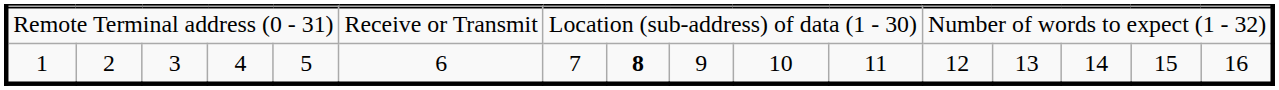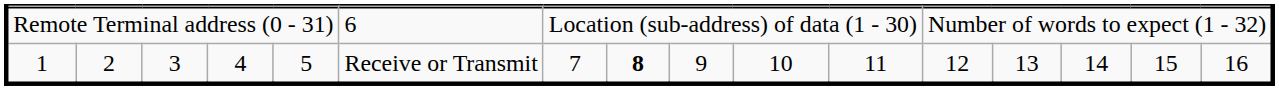(441, 24) Receive or Transmit -> (350, 24) 6
(441, 62) 6 -> (441, 62) Receive or Transmit
